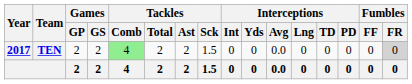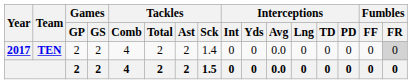(126, 50) lightgreen background -> (126, 50) no background
(209, 50) 1.5 -> (209, 50) 1.4
